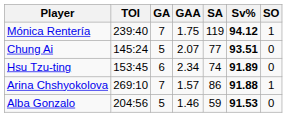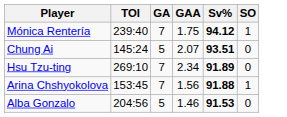- column: (215, 13)
(131, 67) 153:45 -> (131, 67) 269:10
(162, 67) 6 -> (162, 67) 7
(131, 85) 269:10 -> (131, 85) 153:45
(188, 85) 1.57 -> (188, 85) 1.56
